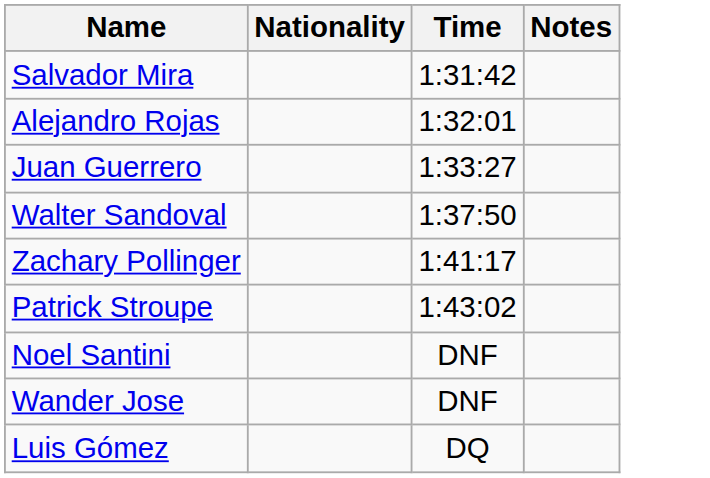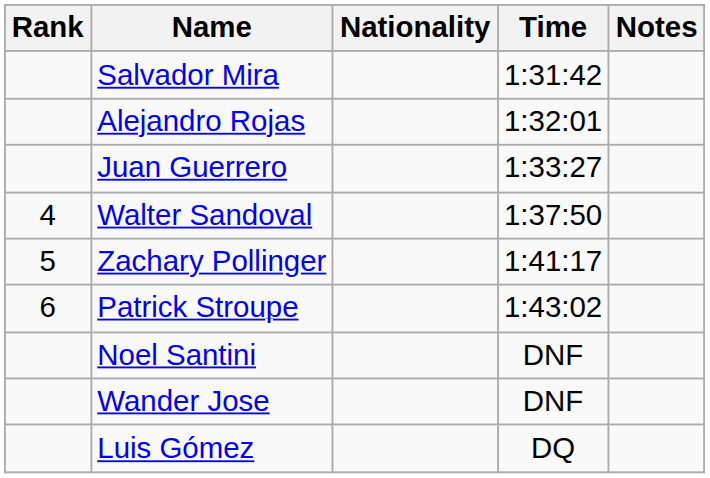+ column: (48, 27)
